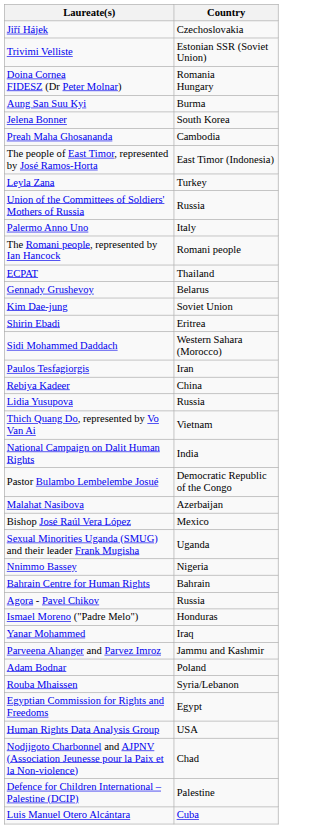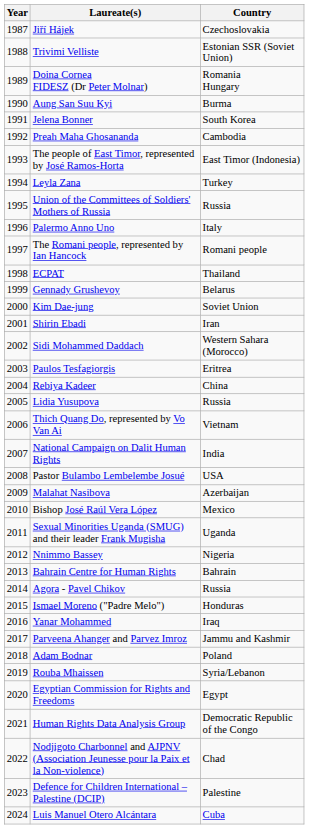+ column: (17, 12)
(191, 323) Eritrea -> (211, 323) Iran
(185, 368) Iran -> (217, 368) Eritrea
(222, 482) Democratic Republic of the Congo -> (213, 476) USA
(187, 729) USA -> (248, 723) Democratic Republic of the Congo
